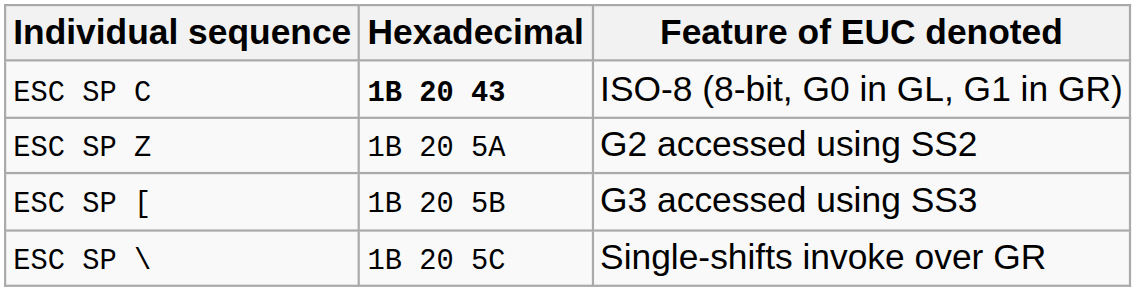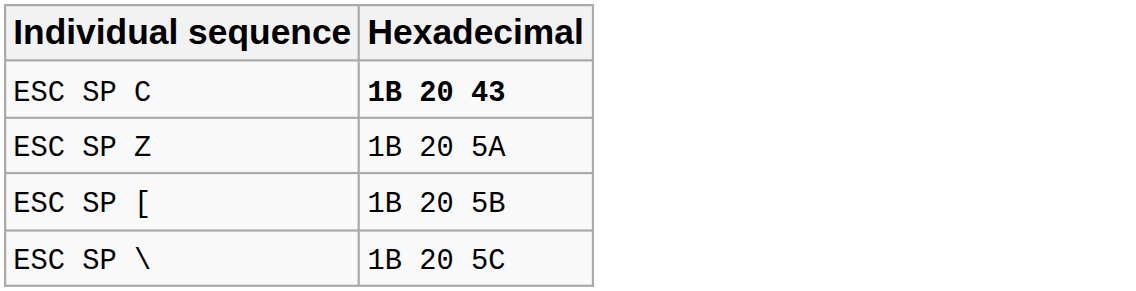- column: (861, 32)
